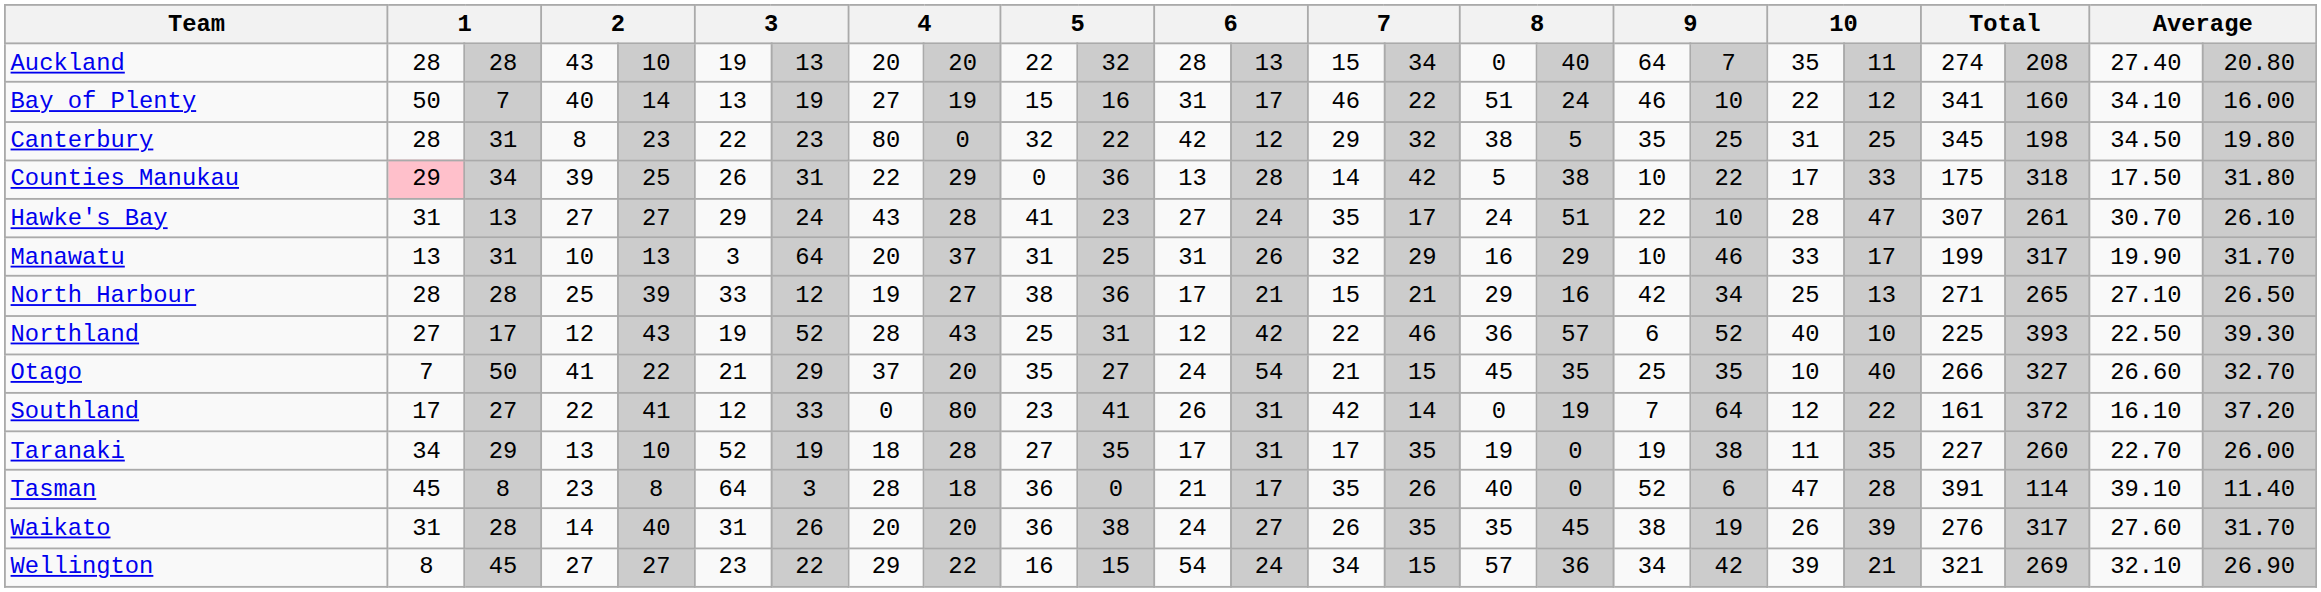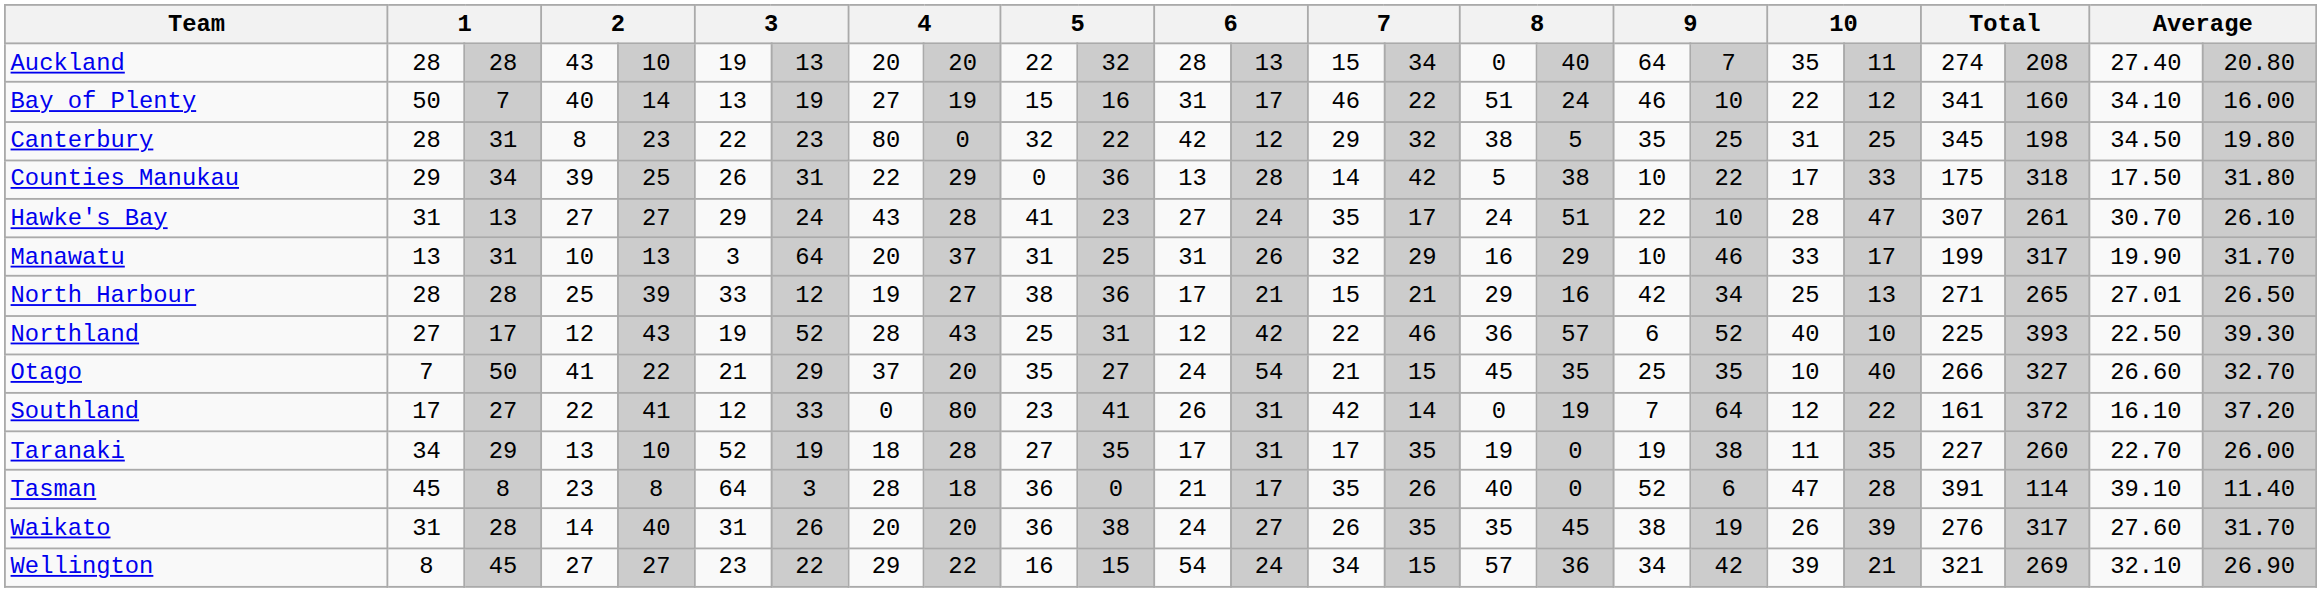(426, 179) pink background -> (426, 179) no background
(2146, 296) 27.10 -> (2146, 296) 27.01
